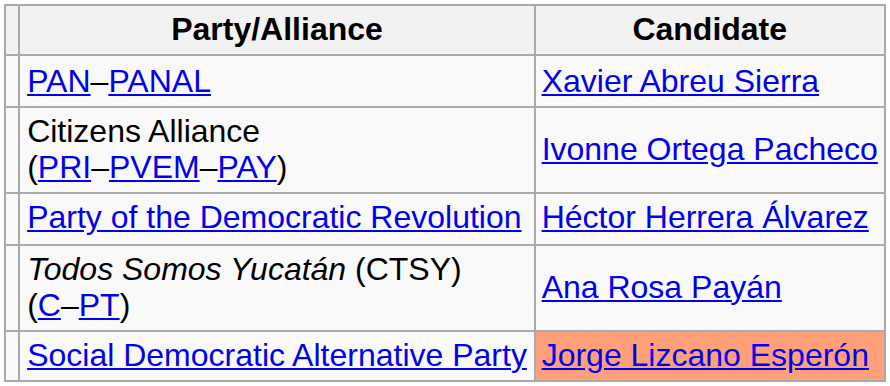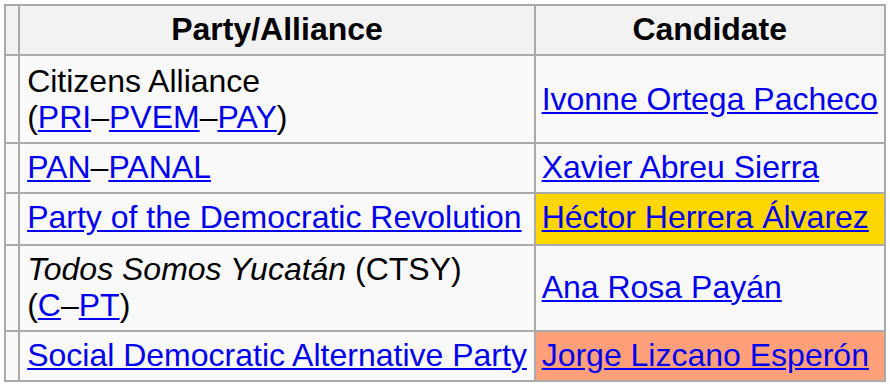rows swapped: (157, 149) <-> (119, 80)
(705, 218) no background -> (705, 218) gold background
